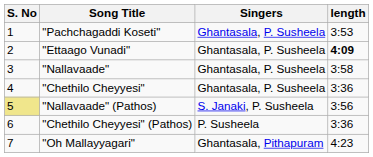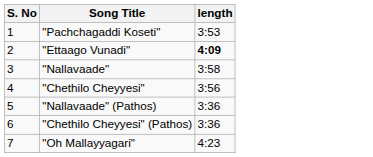- column: (261, 13)
(342, 87) 3:36 -> (209, 87) 3:56
(10, 106) khaki background -> (10, 106) no background
(342, 106) 3:56 -> (209, 106) 3:36
